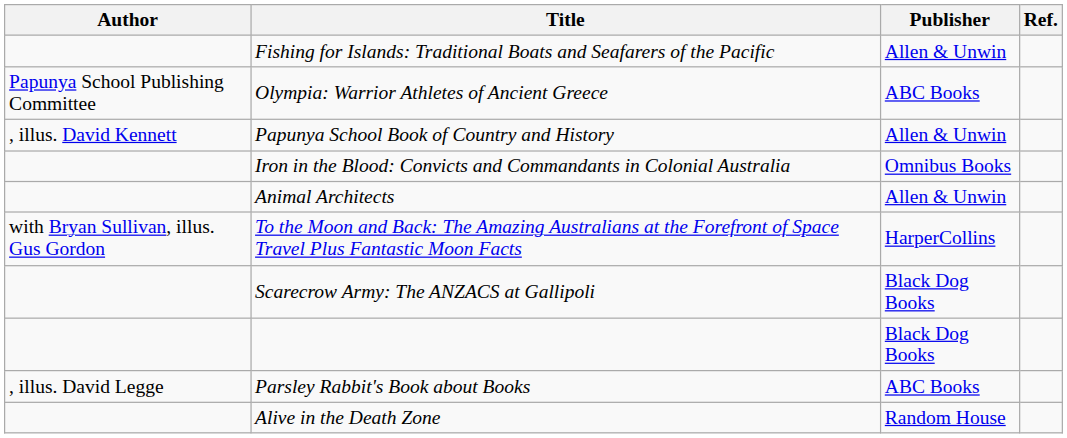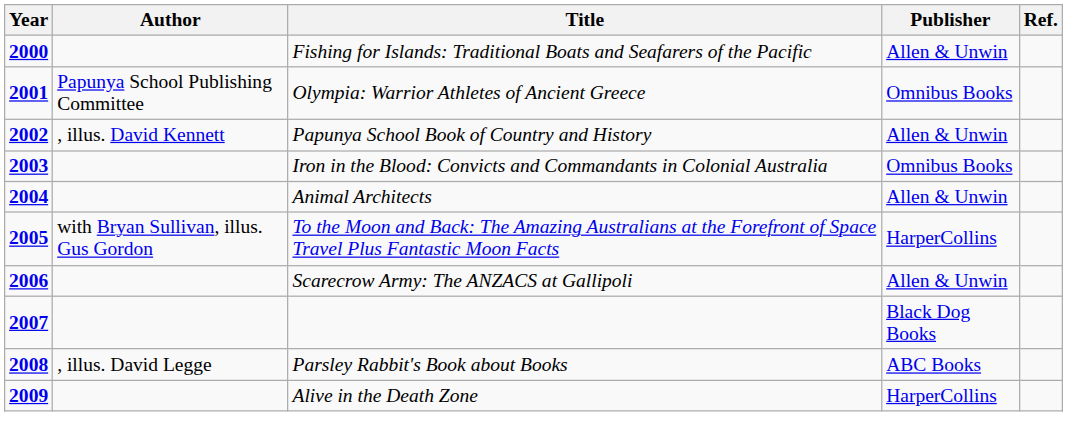+ column: (29, 19)
(932, 92) ABC Books -> (949, 92) Omnibus Books
(927, 291) Black Dog Books -> (947, 280) Allen & Unwin
(945, 417) Random House -> (941, 395) HarperCollins
